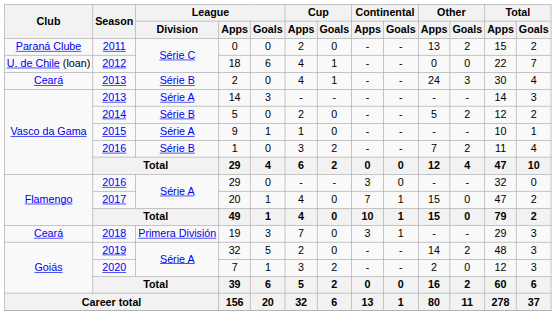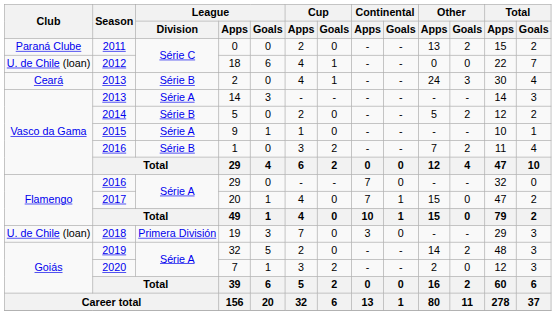(368, 183) 3 -> (368, 183) 7
(49, 234) Ceará -> (49, 234) U. de Chile (loan)
(401, 234) 1 -> (401, 234) 0
